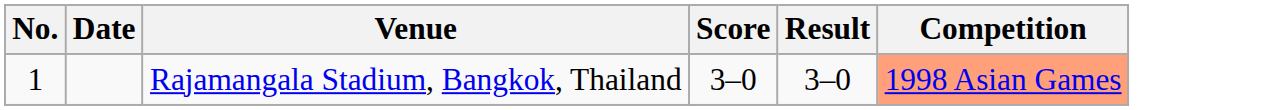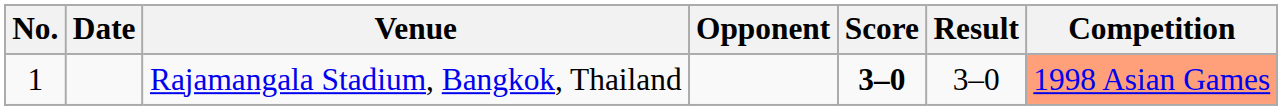+ column: (763, 29)
(733, 79) normal -> (882, 79) bold
